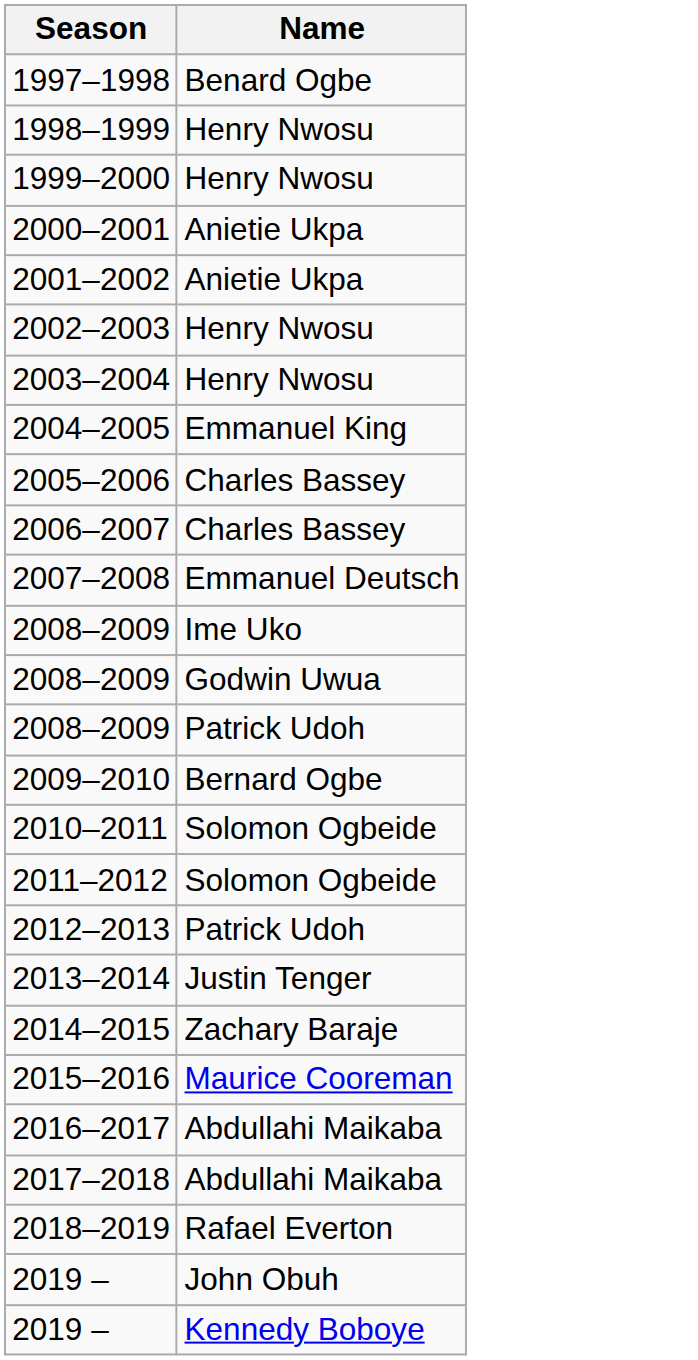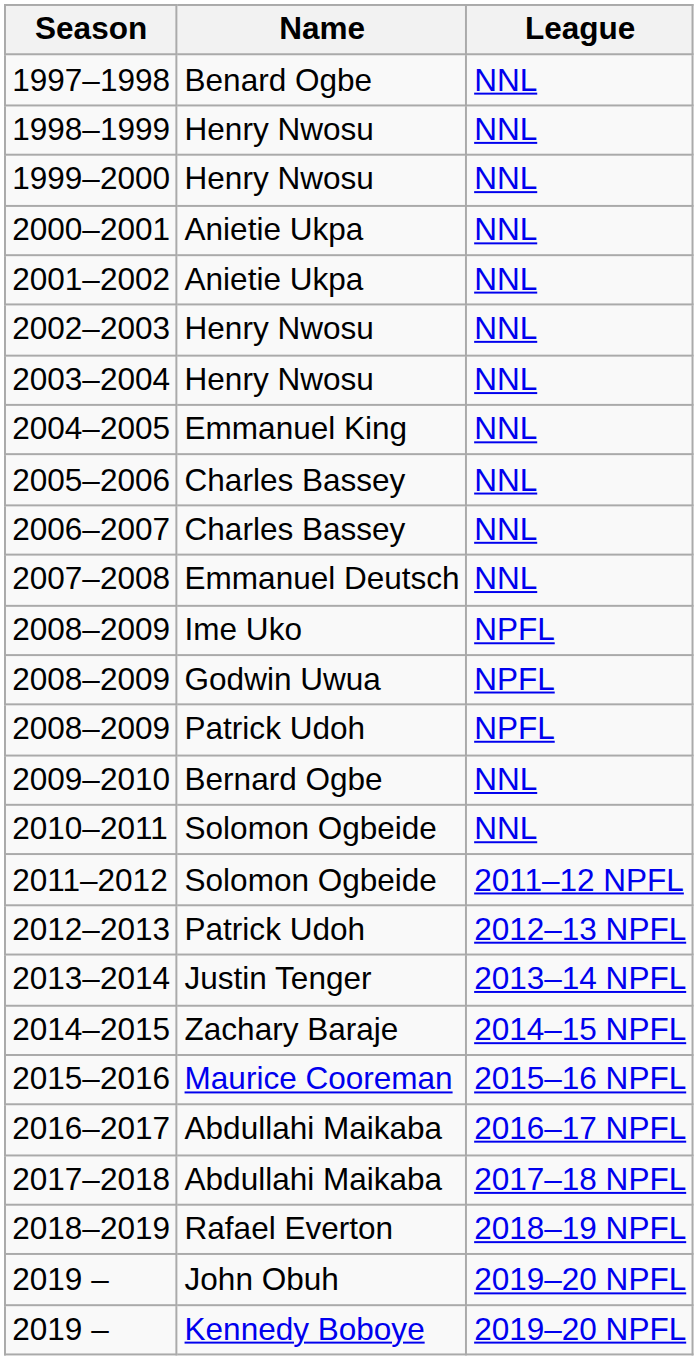+ column: (580, 29)
